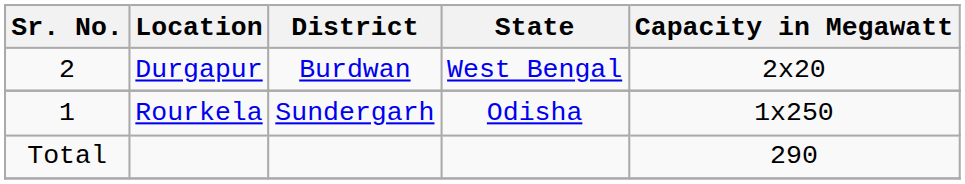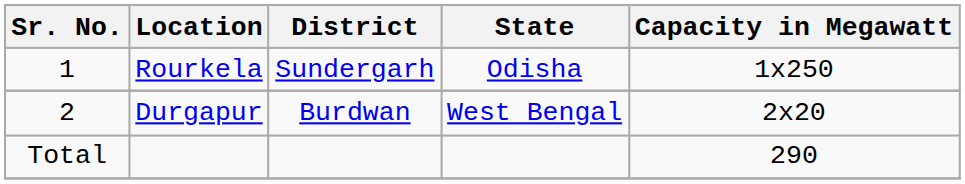rows swapped: (199, 113) <-> (199, 70)
